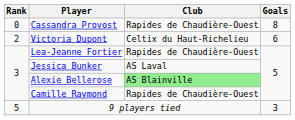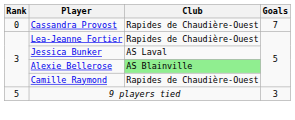(275, 25) 8 -> (275, 25) 7
- row: (69, 39)
